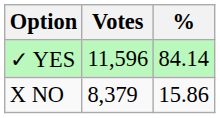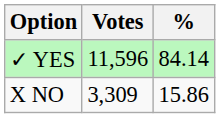(113, 94) 8,379 -> (113, 94) 3,309
